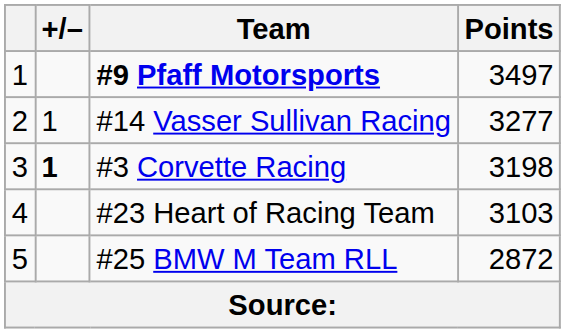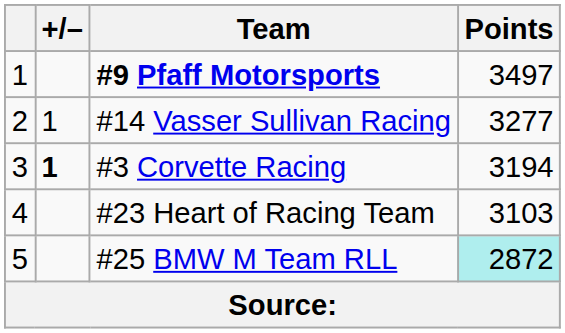(521, 167) 3198 -> (521, 167) 3194
(521, 259) no background -> (521, 259) paleturquoise background
